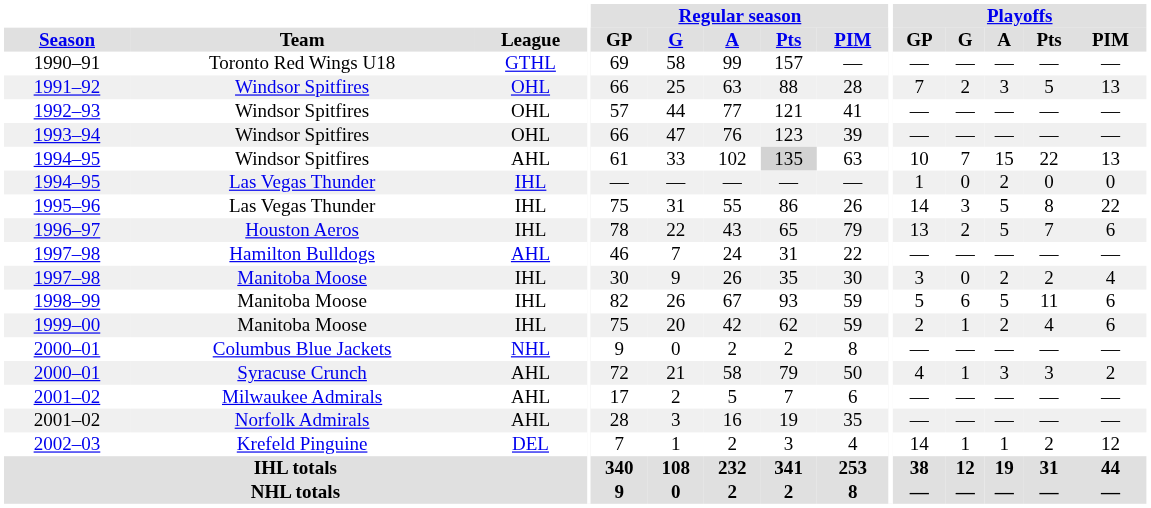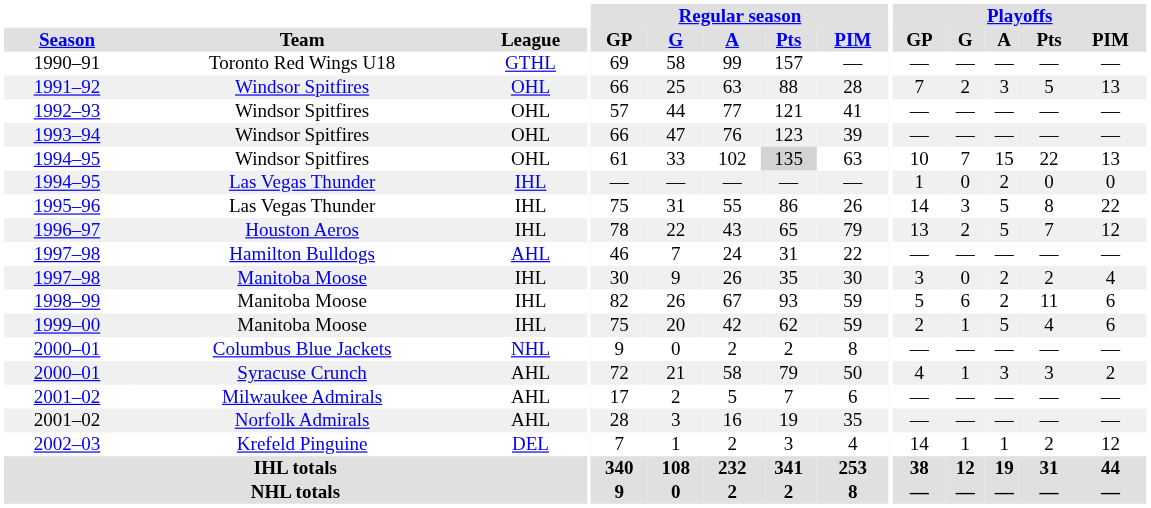(530, 158) AHL -> (530, 158) OHL
(1110, 230) 6 -> (1110, 230) 12
(1004, 301) 5 -> (1004, 301) 2
(1004, 325) 2 -> (1004, 325) 5
